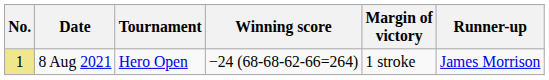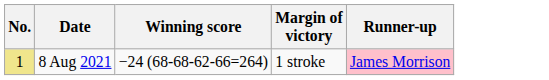- column: (160, 26)
(490, 61) no background -> (400, 61) pink background
